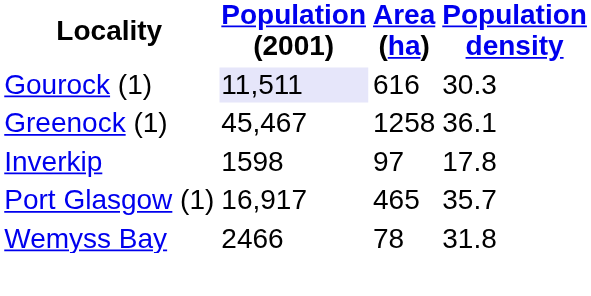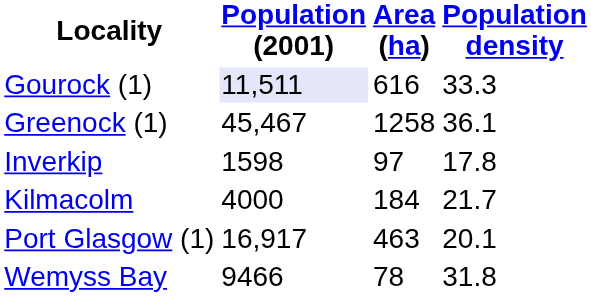(470, 84) 30.3 -> (470, 84) 33.3
+ row: (69, 200)
(396, 200) 465 -> (396, 238) 463
(470, 200) 35.7 -> (470, 238) 20.1
(252, 238) 2466 -> (252, 277) 9466
